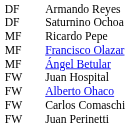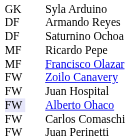+ row: (76, 8)
- row: (78, 64)
+ row: (82, 77)
(13, 91) no background -> (13, 105) lavender background
